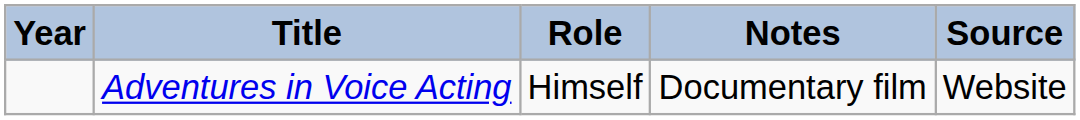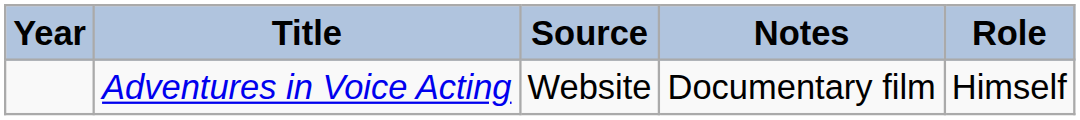columns swapped: (585, 33) <-> (1005, 33)
